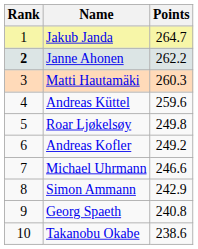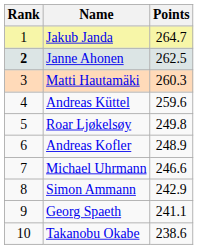(171, 59) 262.2 -> (171, 59) 262.5
(171, 146) 249.2 -> (171, 146) 248.9
(171, 211) 240.8 -> (171, 211) 241.1
